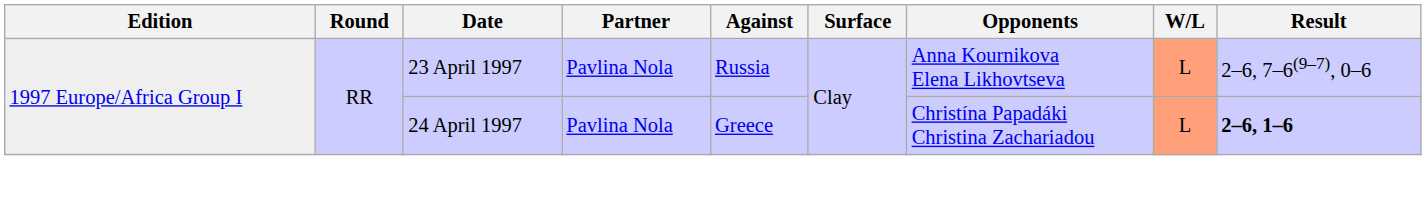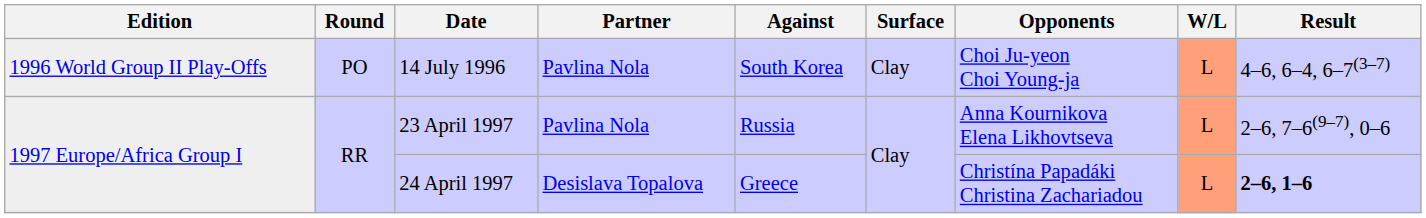+ row: (452, 67)
(620, 125) Pavlina Nola -> (623, 183) Desislava Topalova
